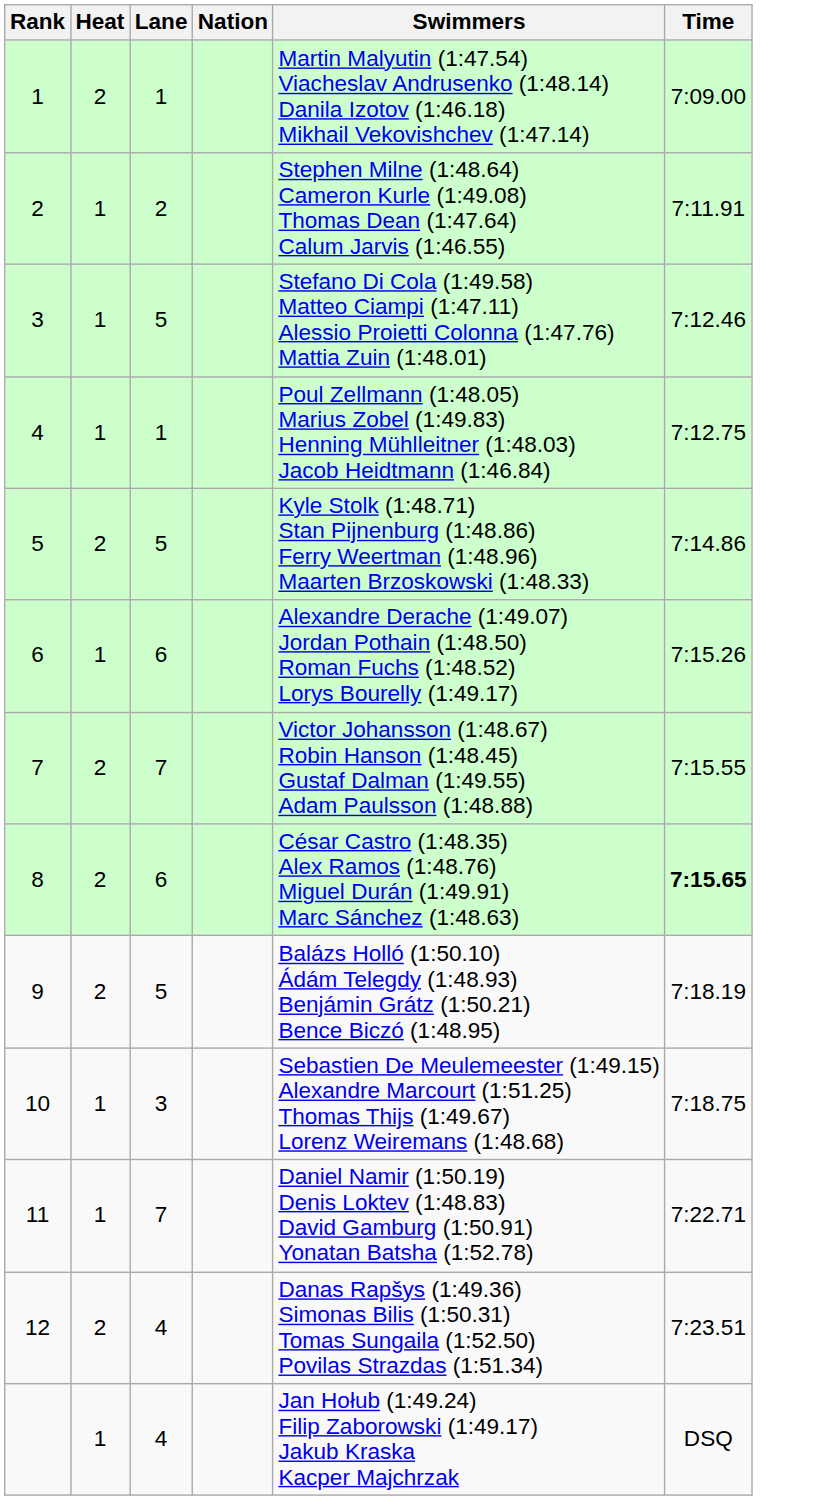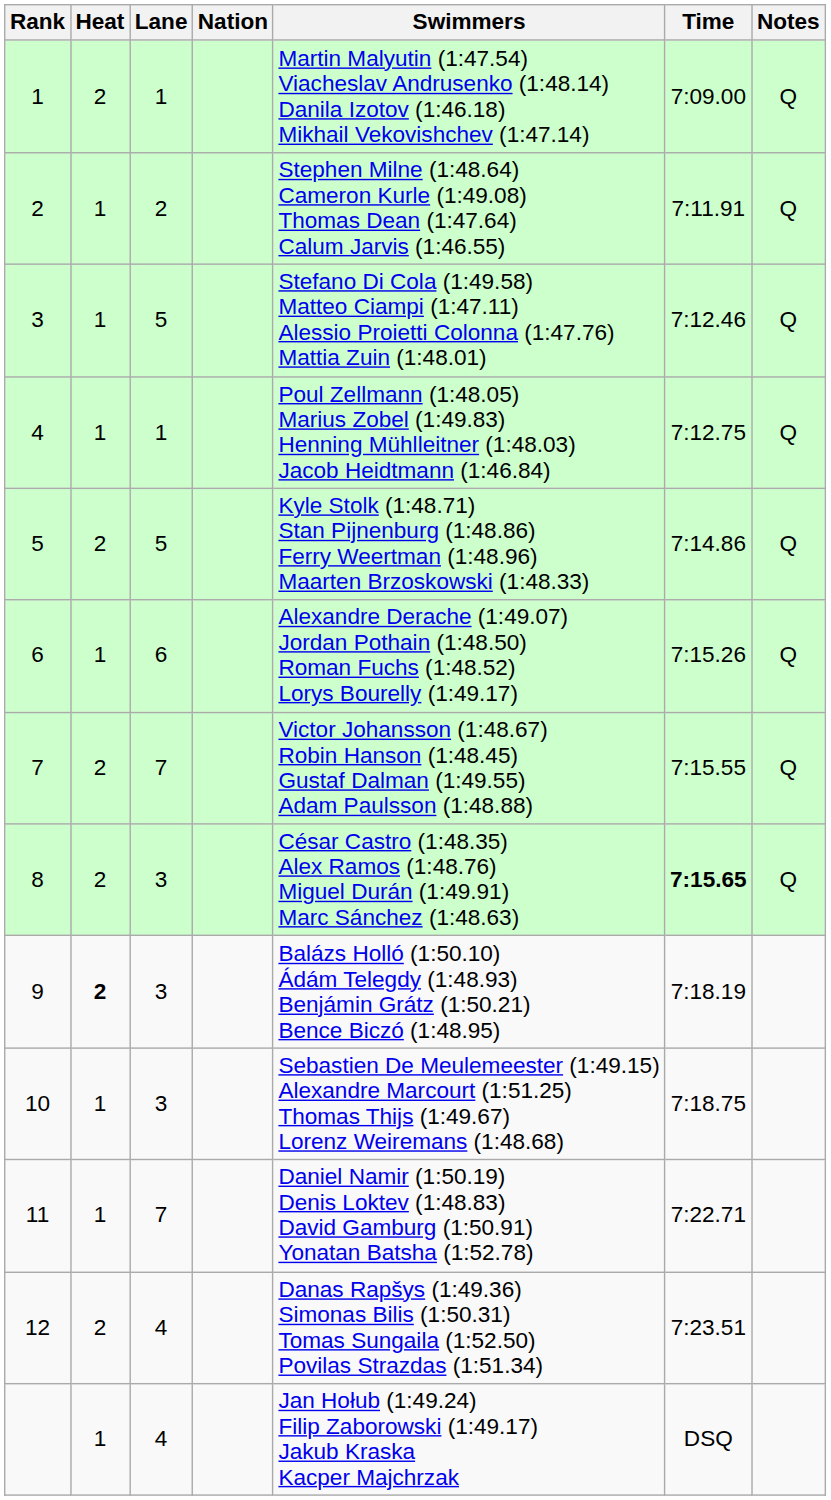+ column: (788, 22)
(161, 879) 6 -> (161, 879) 3
(100, 991) normal -> (100, 991) bold
(161, 991) 5 -> (161, 991) 3
